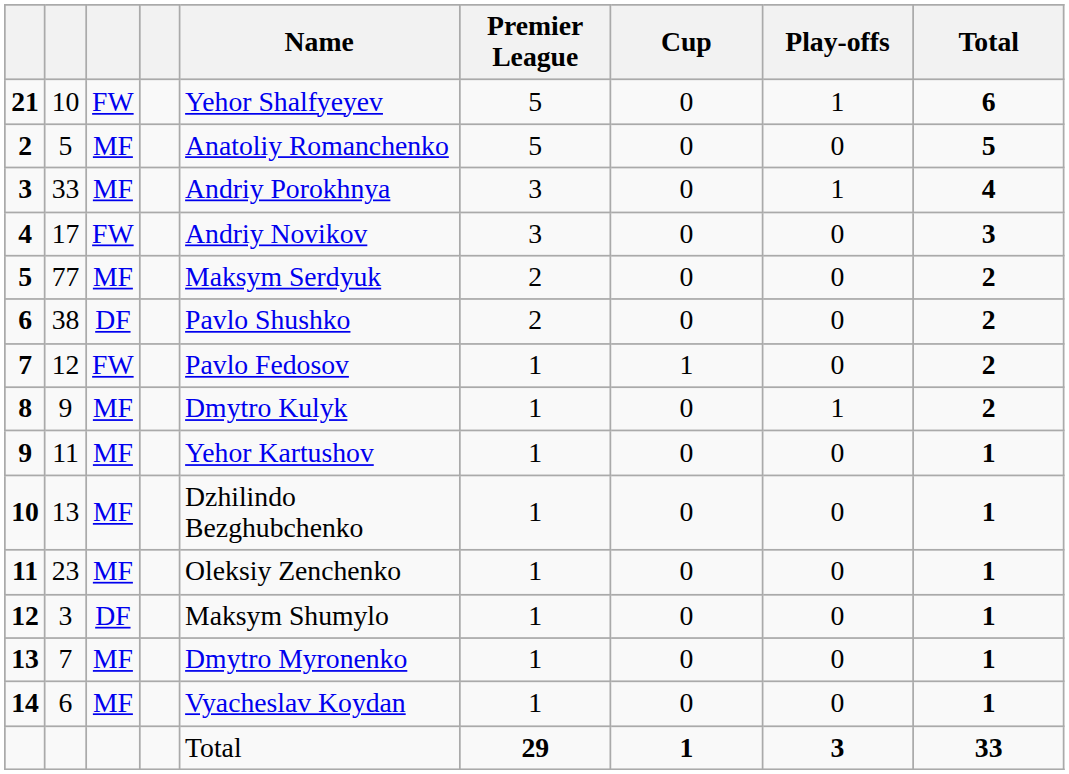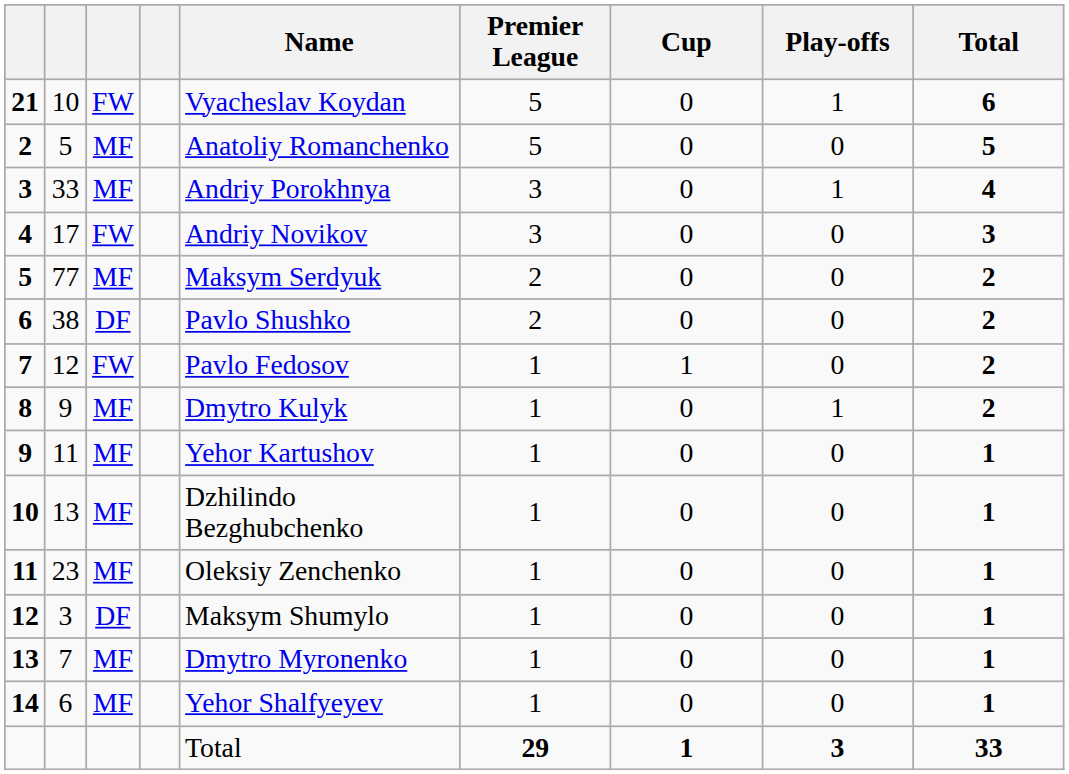(284, 101) Yehor Shalfyeyev -> (295, 101) Vyacheslav Koydan
(295, 703) Vyacheslav Koydan -> (284, 703) Yehor Shalfyeyev
